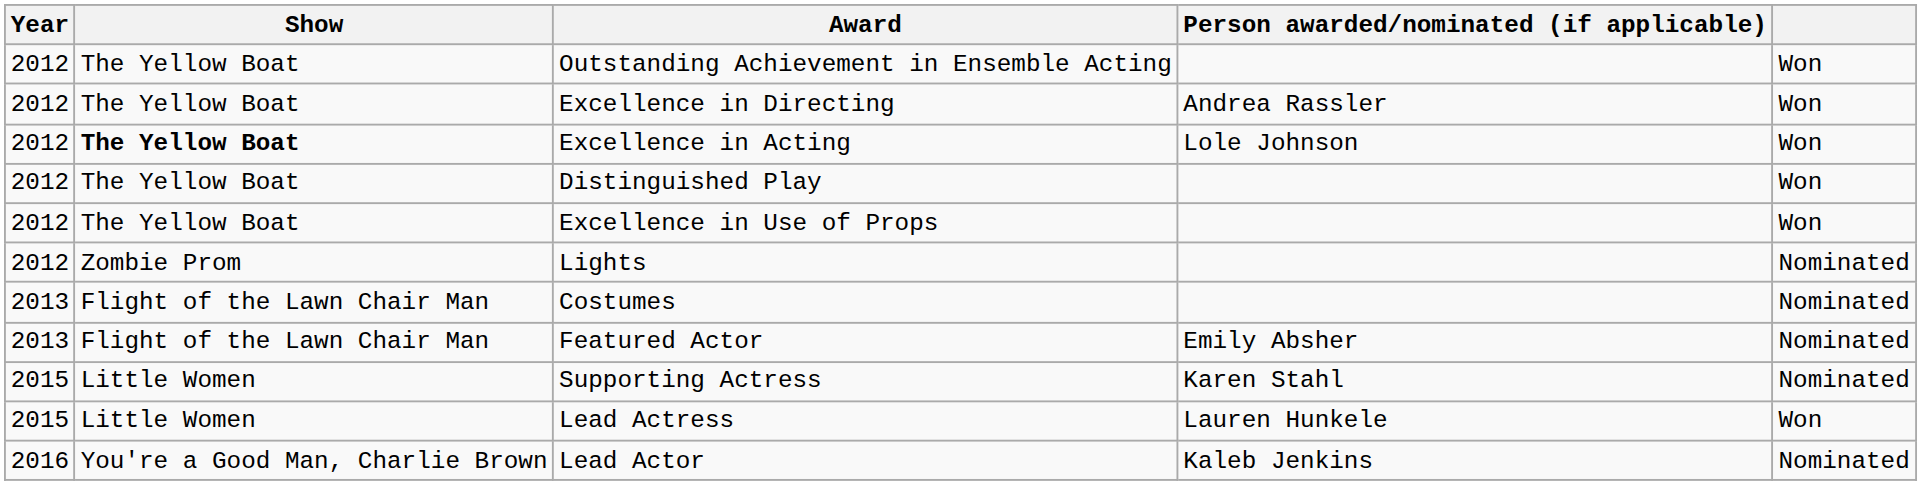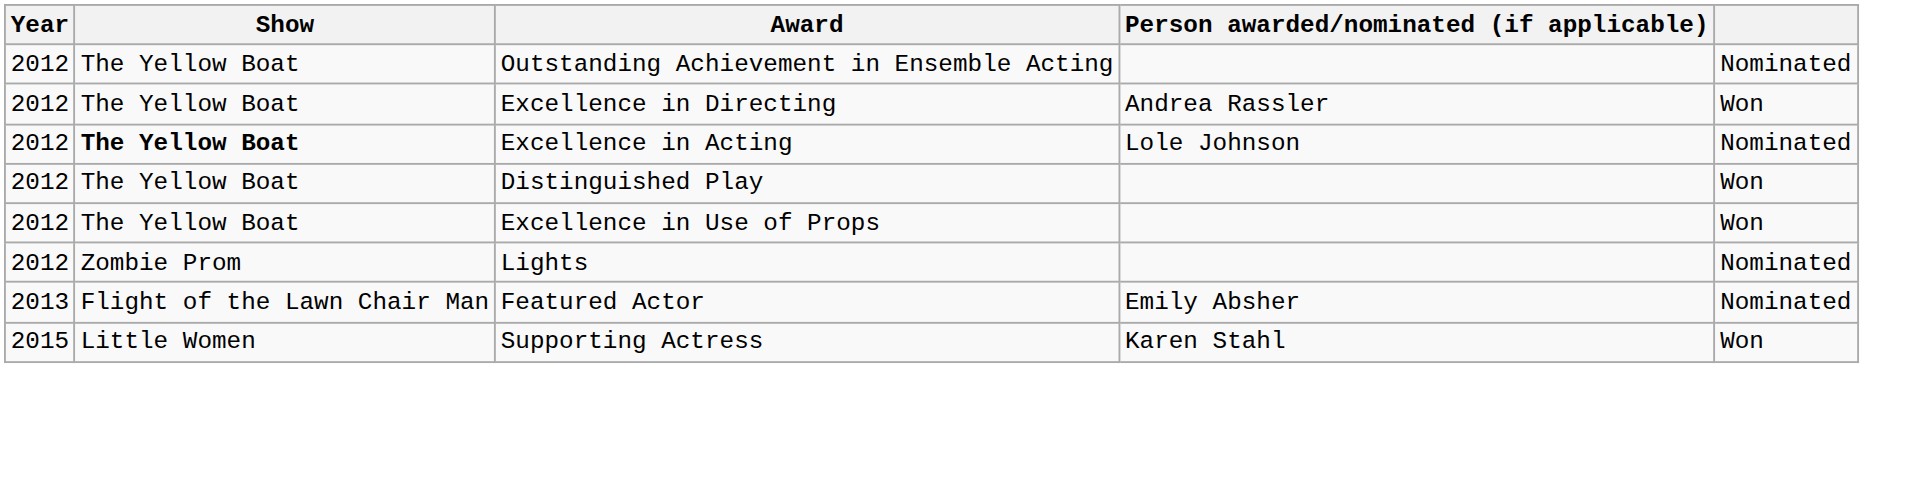(1800, 64) Won -> (1786, 64) Nominated
(1800, 144) Won -> (1786, 144) Nominated
- row: (617, 302)
(1844, 381) Nominated -> (1742, 342) Won
- row: (647, 421)
- row: (632, 461)
